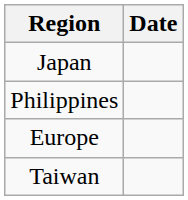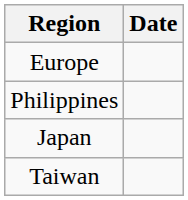rows swapped: (64, 137) <-> (64, 61)
